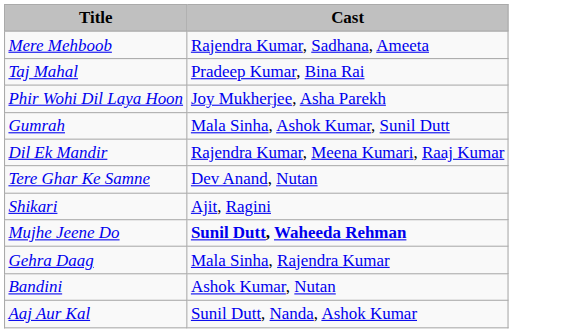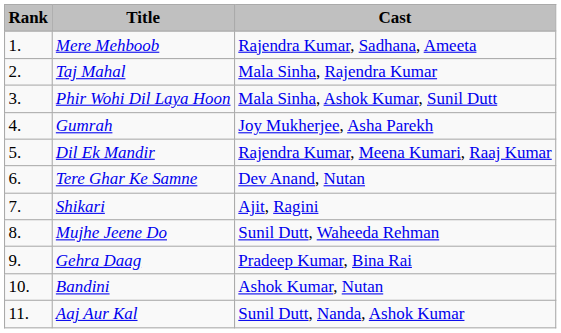+ column: (28, 17)
(278, 71) Pradeep Kumar, Bina Rai -> (338, 71) Mala Sinha, Rajendra Kumar
(288, 98) Joy Mukherjee, Asha Parekh -> (368, 98) Mala Sinha, Ashok Kumar, Sunil Dutt
(320, 125) Mala Sinha, Ashok Kumar, Sunil Dutt -> (336, 125) Joy Mukherjee, Asha Parekh
(299, 233) bold -> (339, 233) normal
(290, 260) Mala Sinha, Rajendra Kumar -> (325, 260) Pradeep Kumar, Bina Rai
